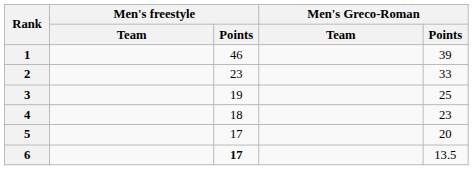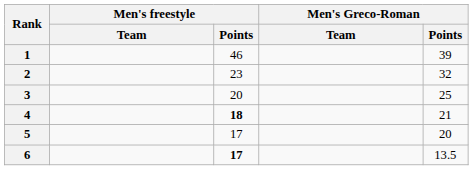(445, 74) 33 -> (445, 74) 32
(236, 94) 19 -> (236, 94) 20
(236, 114) normal -> (236, 114) bold
(445, 114) 23 -> (445, 114) 21
